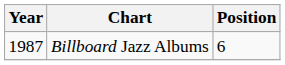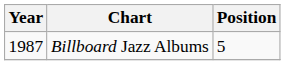(221, 45) 6 -> (221, 45) 5
